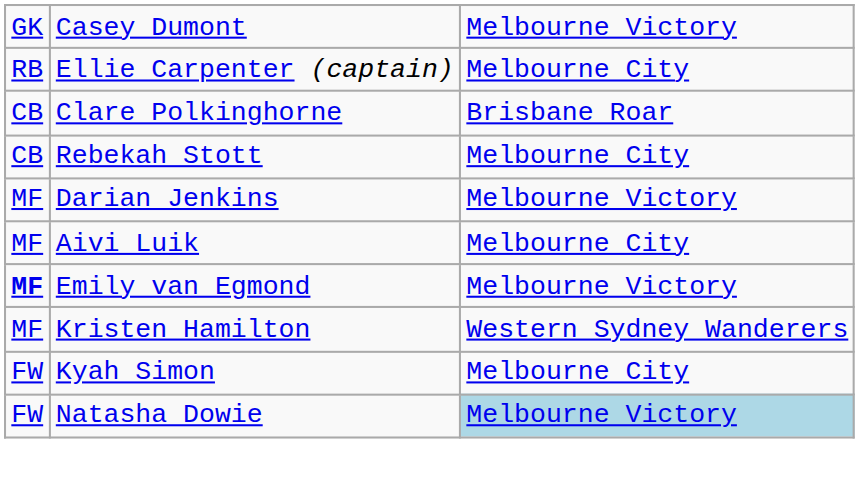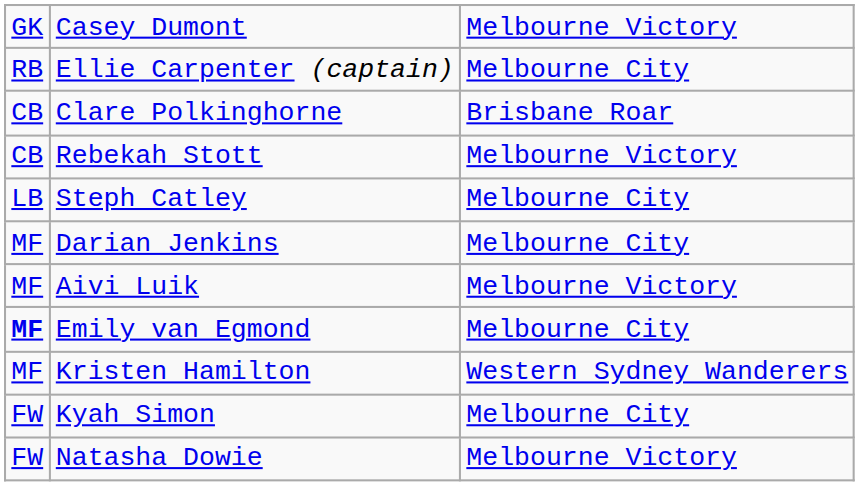(578, 156) Melbourne City -> (602, 156) Melbourne Victory
+ row: (151, 200)
(602, 200) Melbourne Victory -> (578, 243) Melbourne City
(578, 243) Melbourne City -> (602, 286) Melbourne Victory
(602, 286) Melbourne Victory -> (578, 329) Melbourne City
(602, 416) lightblue background -> (602, 459) no background
